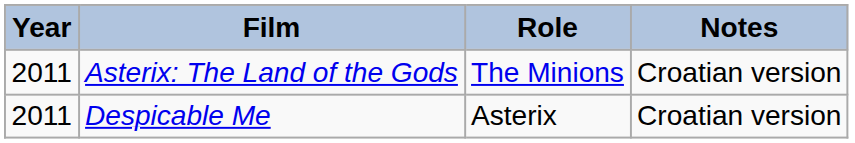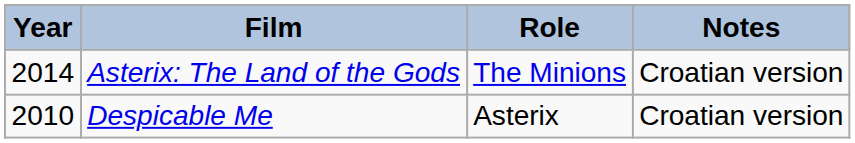(42, 72) 2011 -> (43, 72) 2014
(42, 116) 2011 -> (43, 116) 2010
